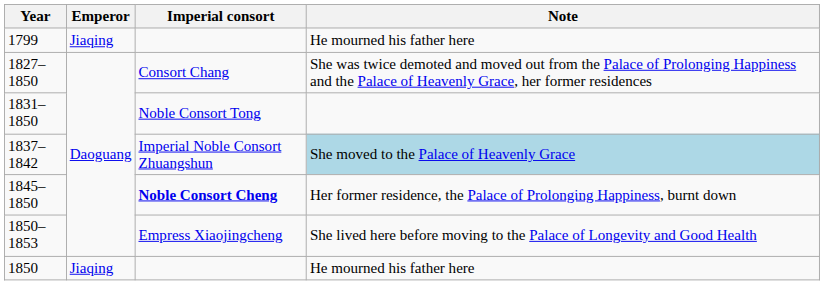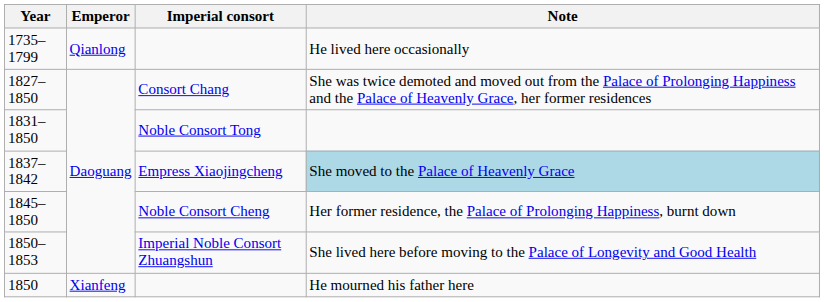+ row: (27, 48)
- row: (23, 40)
(210, 154) Imperial Noble Consort Zhuangshun -> (210, 171) Empress Xiaojingcheng
(208, 194) bold -> (204, 211) normal
(211, 235) Empress Xiaojingcheng -> (210, 252) Imperial Noble Consort Zhuangshun
(91, 267) Jiaqing -> (98, 284) Xianfeng
